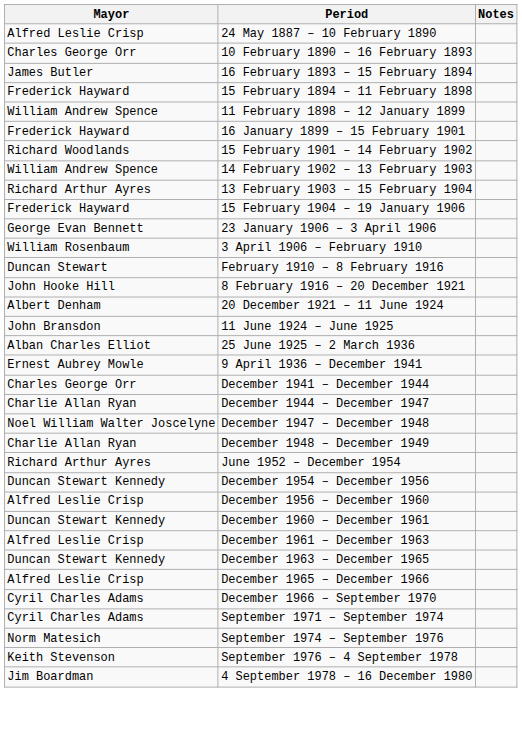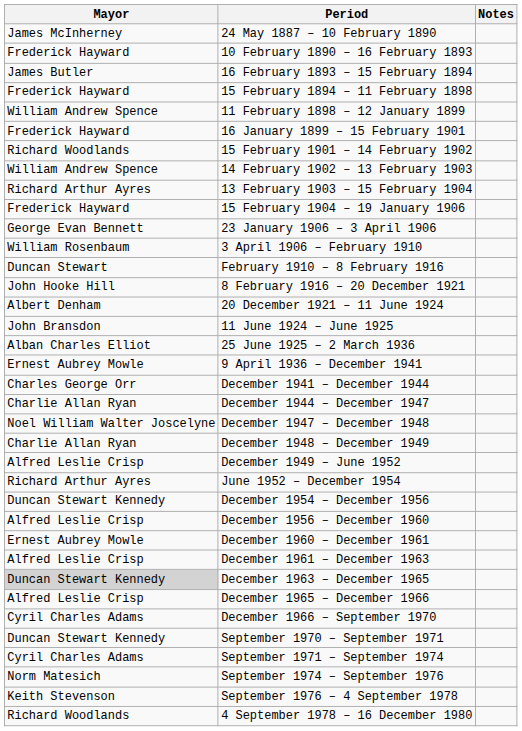(75, 34) Alfred Leslie Crisp -> (65, 34) James McInherney
(72, 53) Charles George Orr -> (68, 53) Frederick Hayward
+ row: (311, 463)
(86, 521) Duncan Stewart Kennedy -> (75, 541) Ernest Aubrey Mowle
(86, 560) no background -> (86, 579) lightgrey background
+ row: (332, 638)
(50, 677) Jim Boardman -> (68, 716) Richard Woodlands
